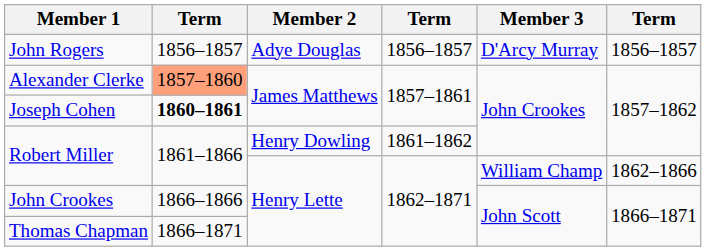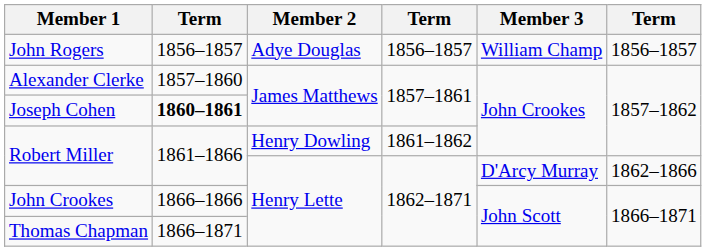(539, 49) D'Arcy Murray -> (542, 49) William Champ
(200, 79) lightsalmon background -> (200, 79) no background
(542, 170) William Champ -> (539, 170) D'Arcy Murray
